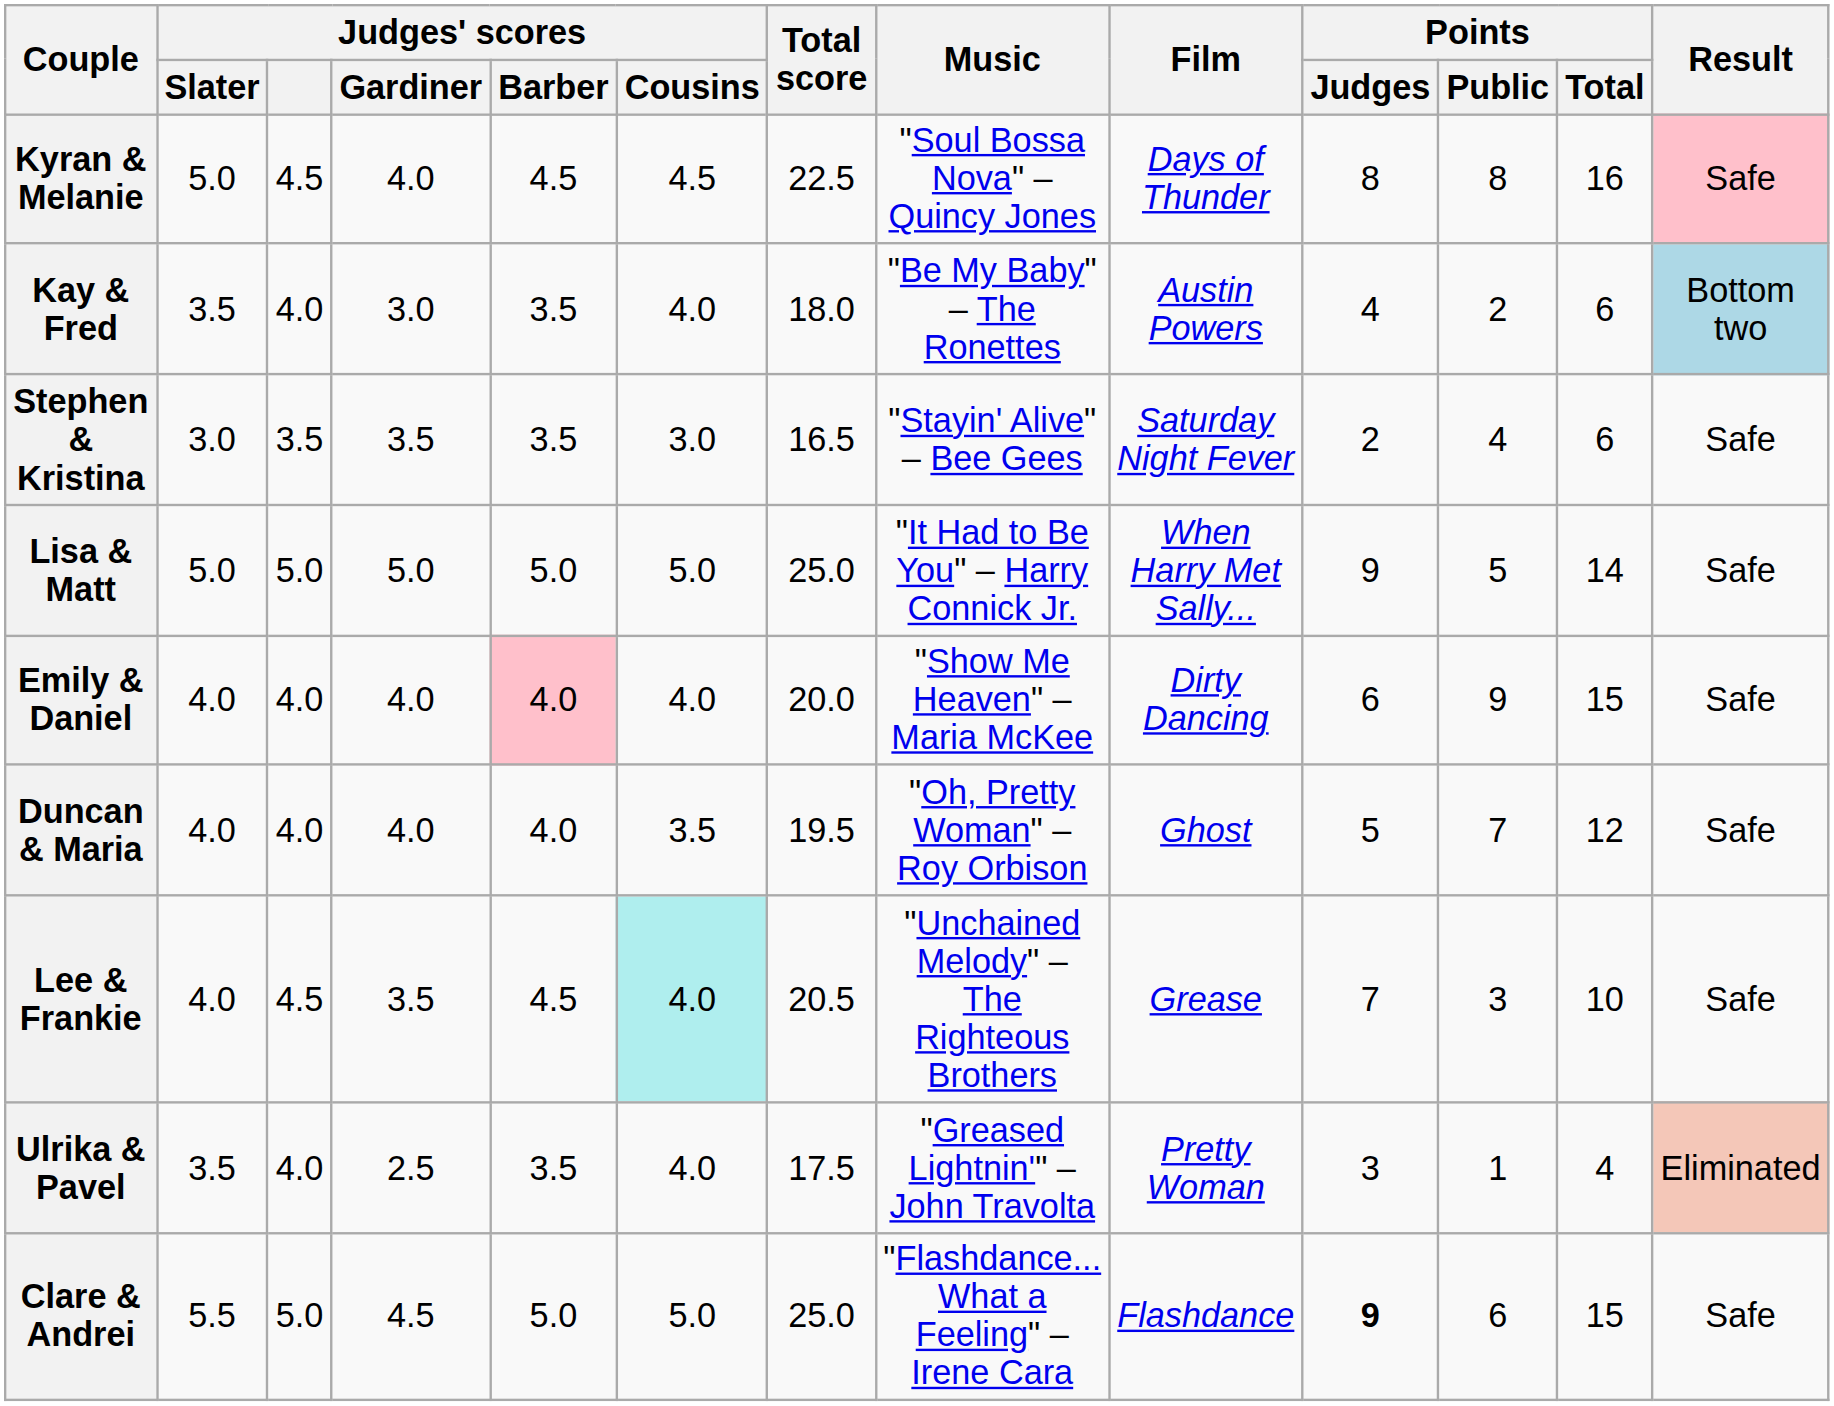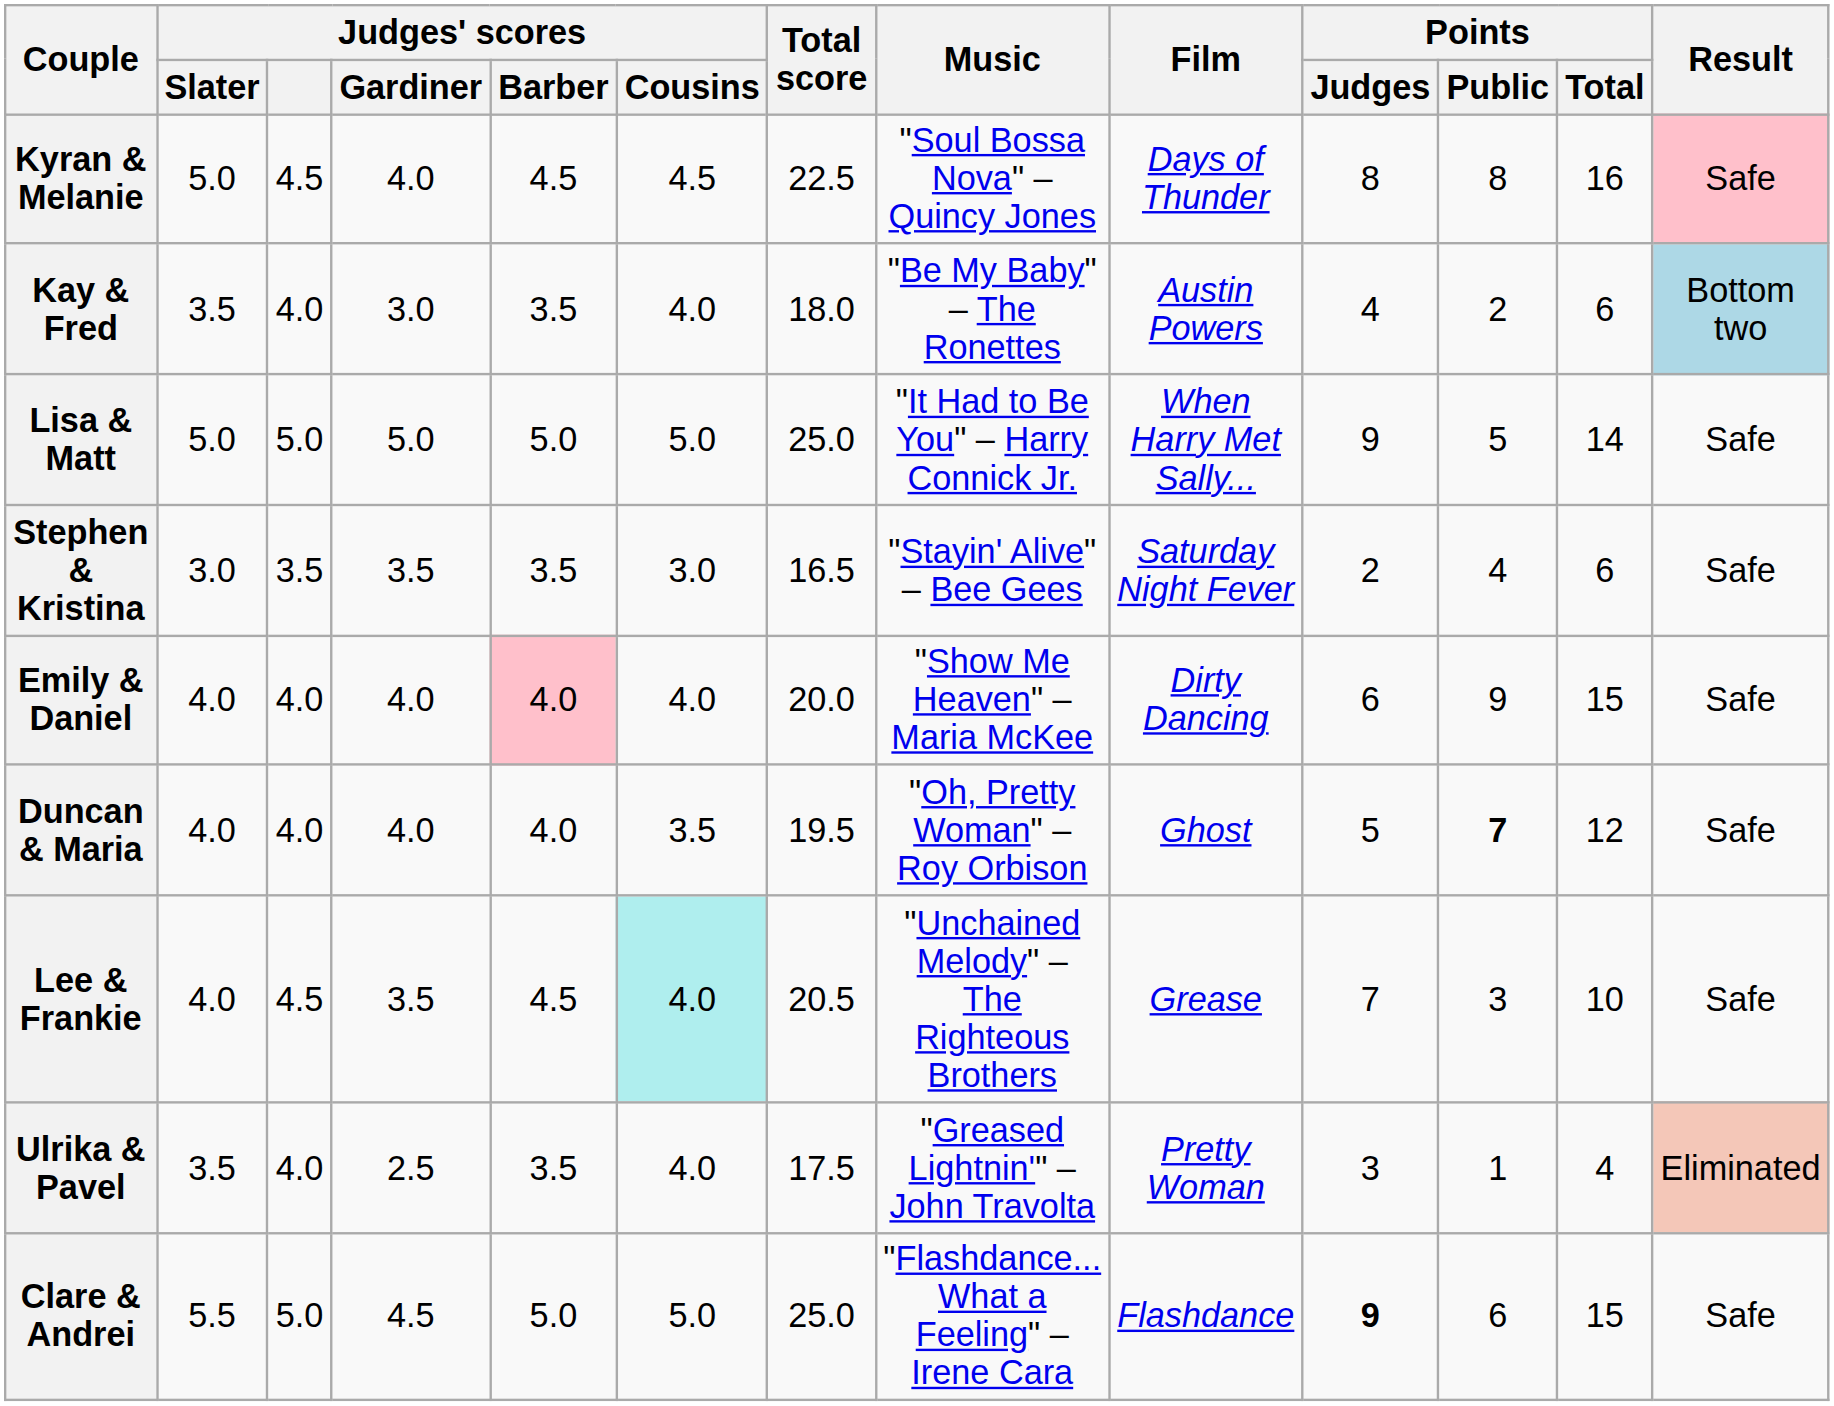rows swapped: (81, 440) <-> (81, 570)
(1498, 831) normal -> (1498, 831) bold
